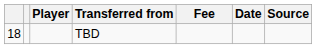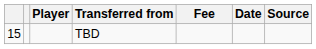(14, 33) 18 -> (14, 33) 15
